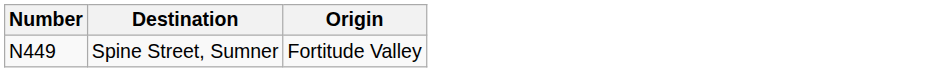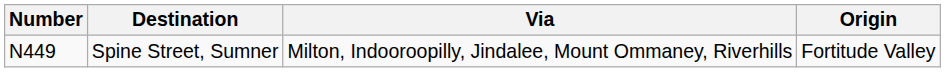+ column: (540, 19)
